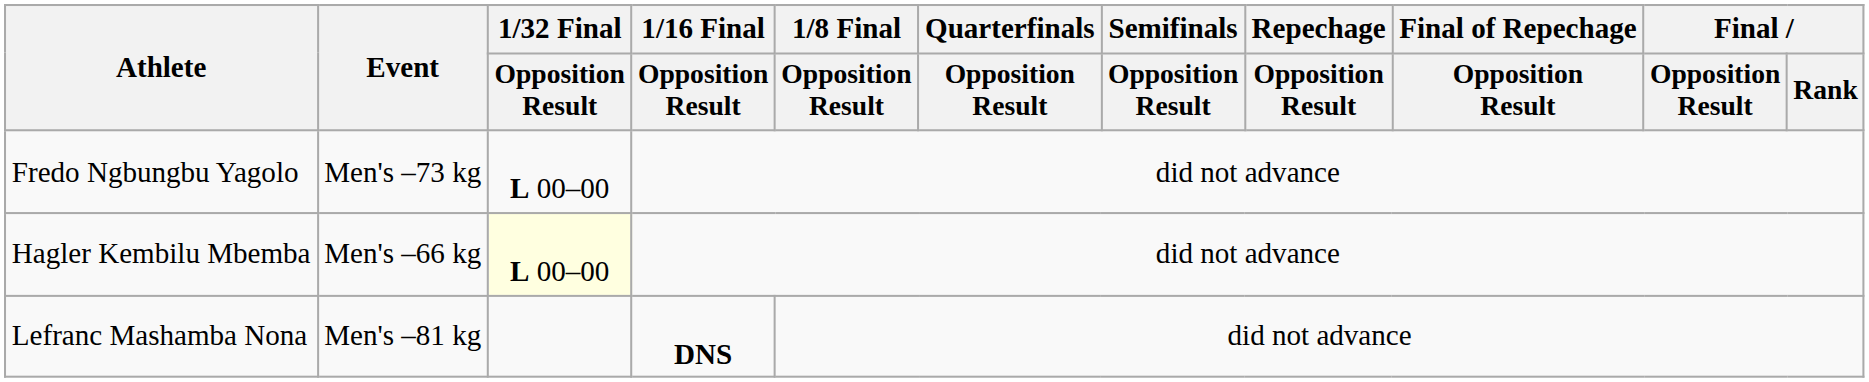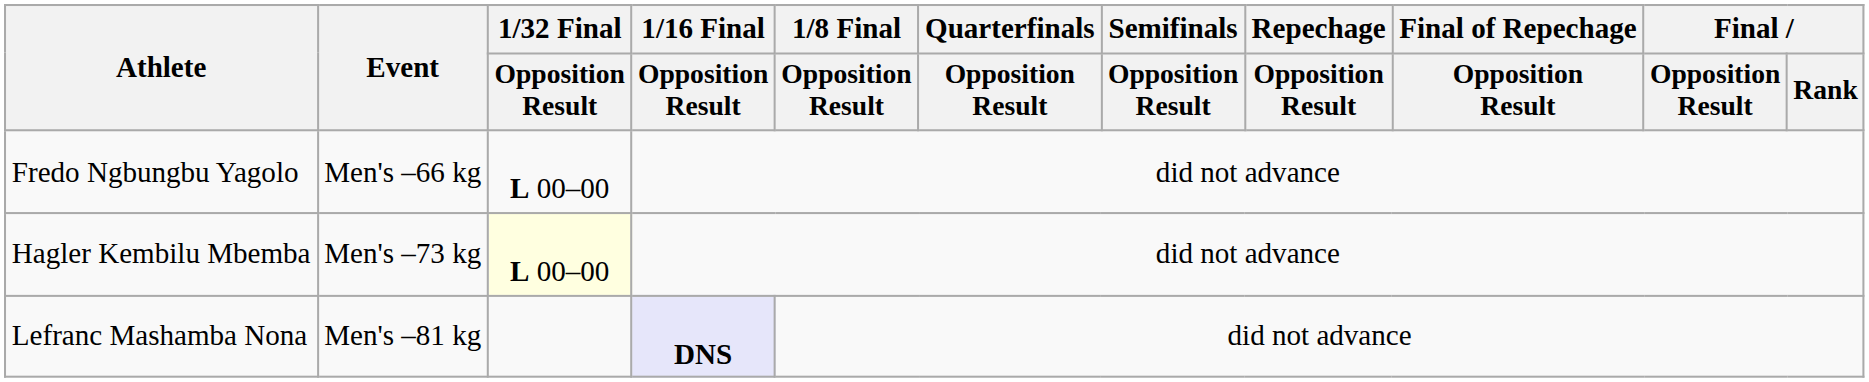(403, 171) Men's –73 kg -> (403, 171) Men's –66 kg
(403, 254) Men's –66 kg -> (403, 254) Men's –73 kg
(703, 353) no background -> (703, 353) lavender background
